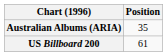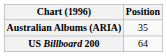(143, 43) 61 -> (143, 43) 64
